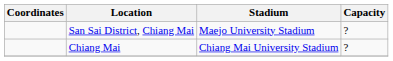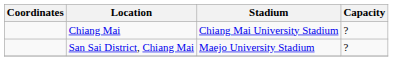rows swapped: (131, 30) <-> (95, 47)
